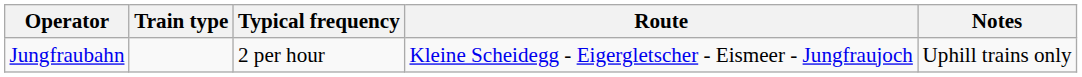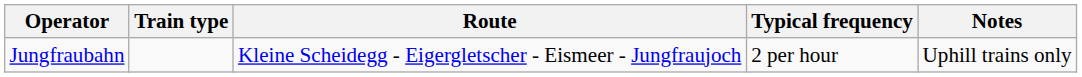columns swapped: (661, 21) <-> (319, 21)
